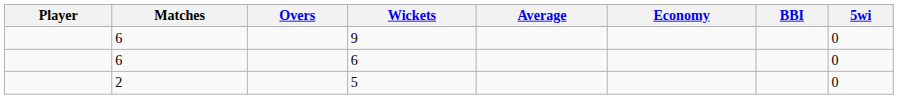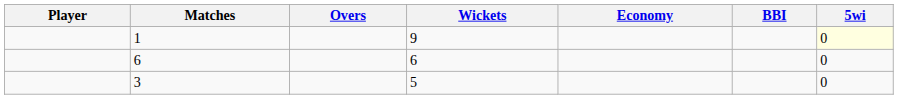- column: (542, 15)
(119, 37) 6 -> (137, 37) 1
(835, 37) no background -> (824, 37) lightyellow background
(119, 82) 2 -> (137, 82) 3
